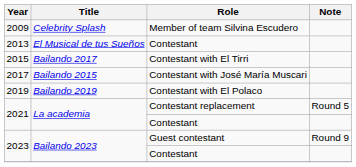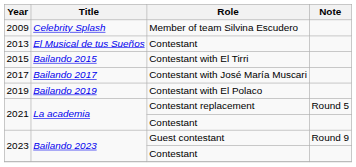(65, 59) Bailando 2017 -> (65, 59) Bailando 2015
(65, 75) Bailando 2015 -> (65, 75) Bailando 2017
